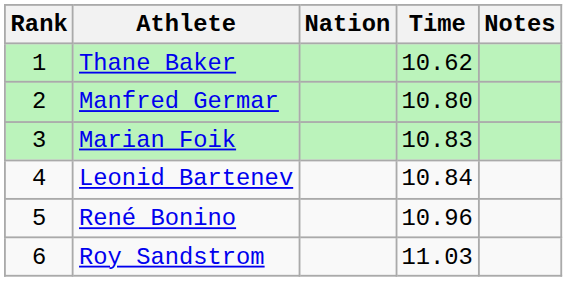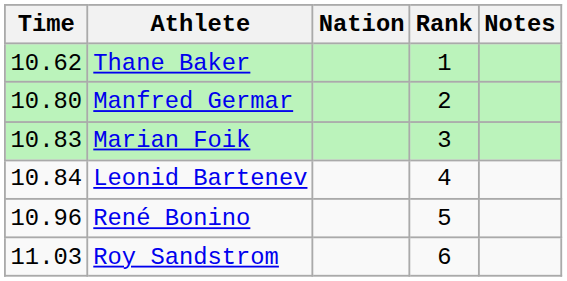columns swapped: (39, 24) <-> (437, 24)
